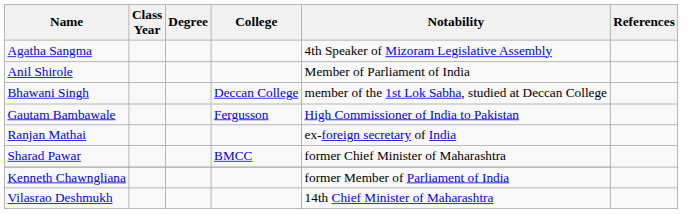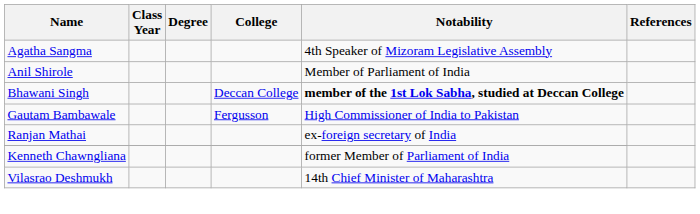(456, 93) normal -> (464, 93) bold
- row: (44, 156)
